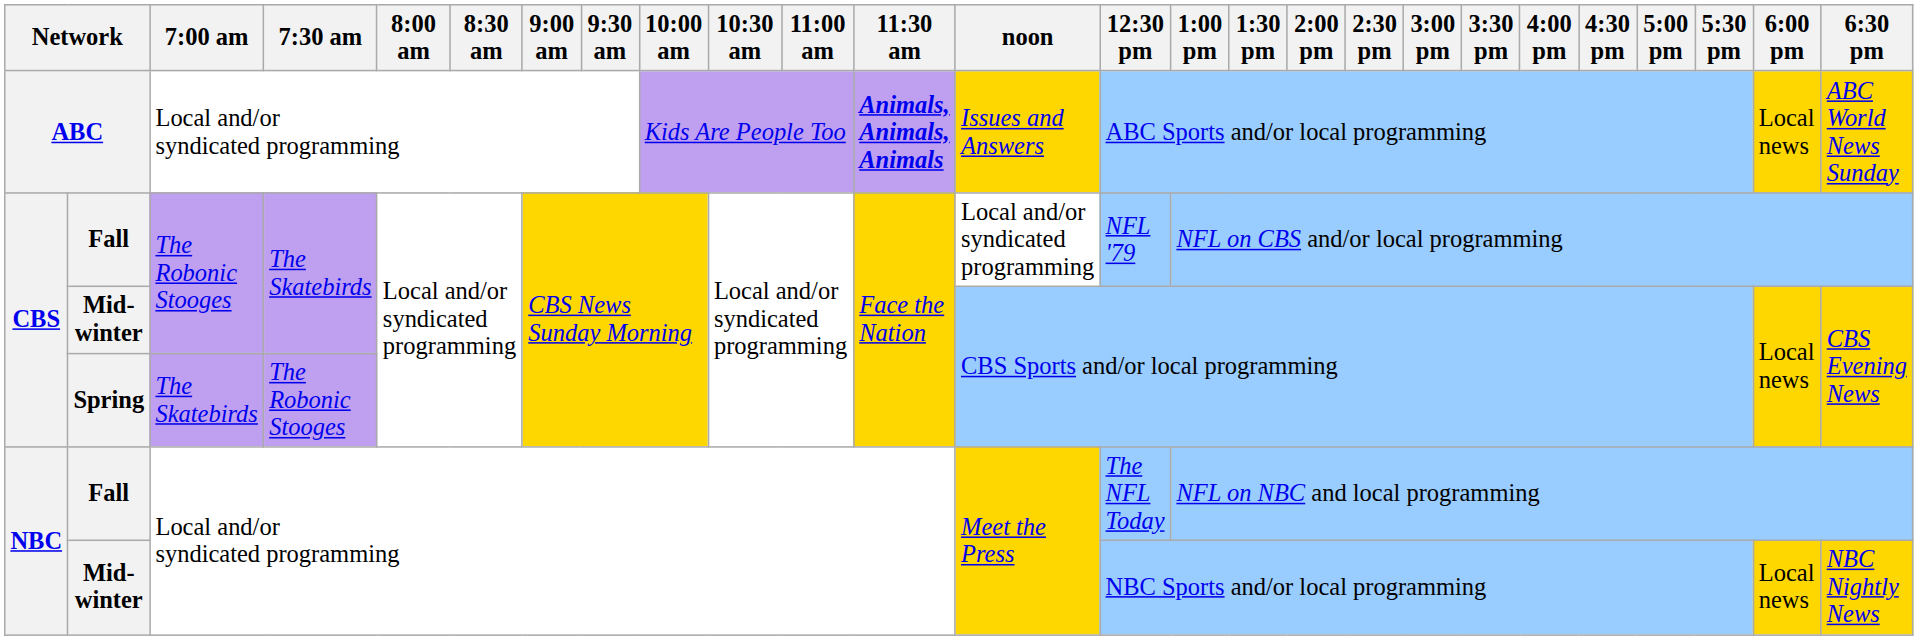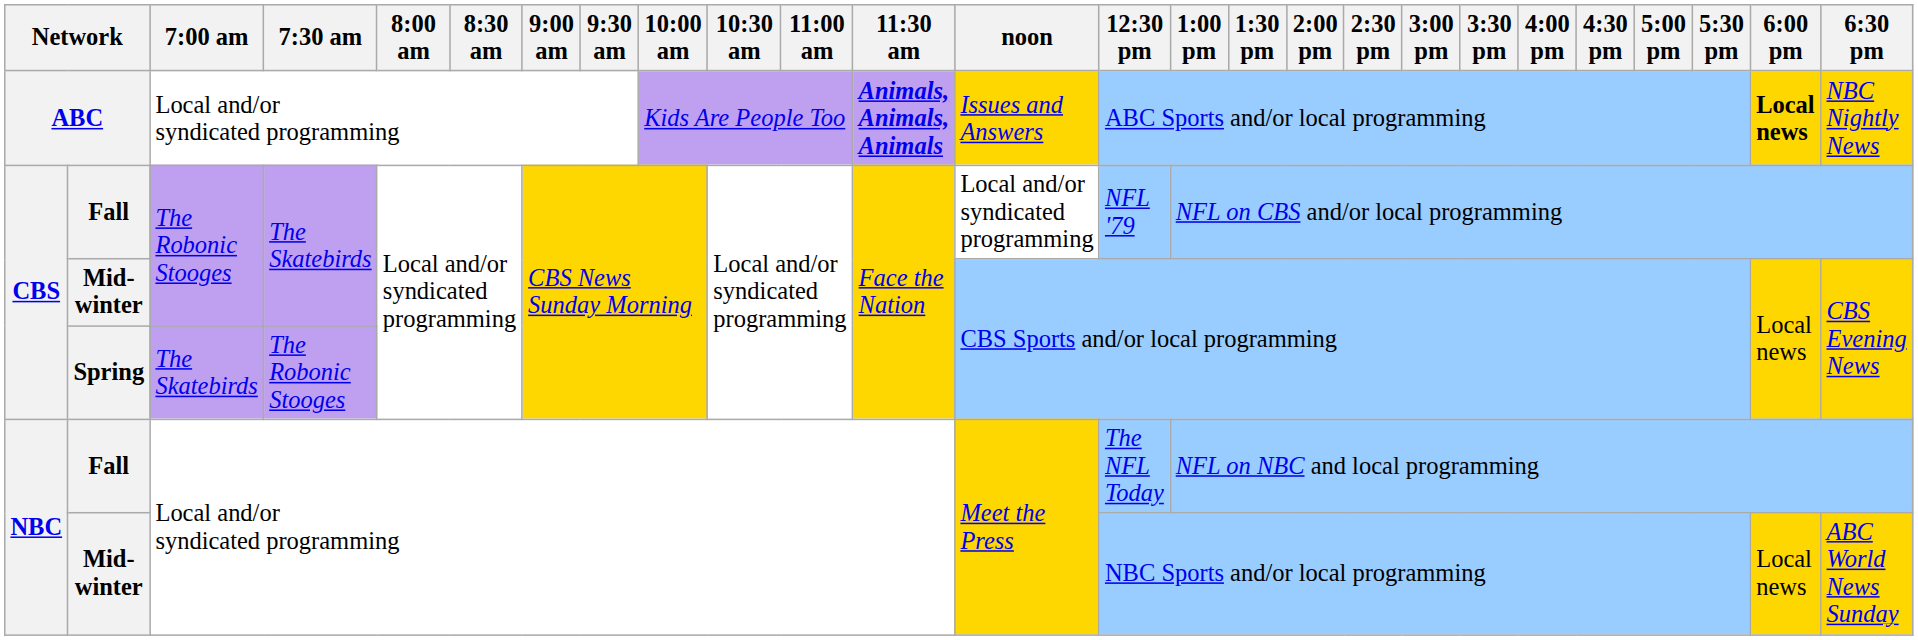(1787, 131) normal -> (1785, 117) bold
(1863, 131) ABC World News Sunday -> (1863, 117) NBC Nightly News
(1863, 587) NBC Nightly News -> (1863, 573) ABC World News Sunday
